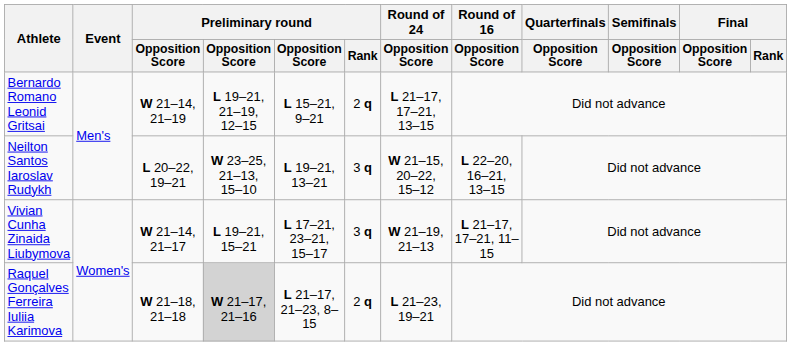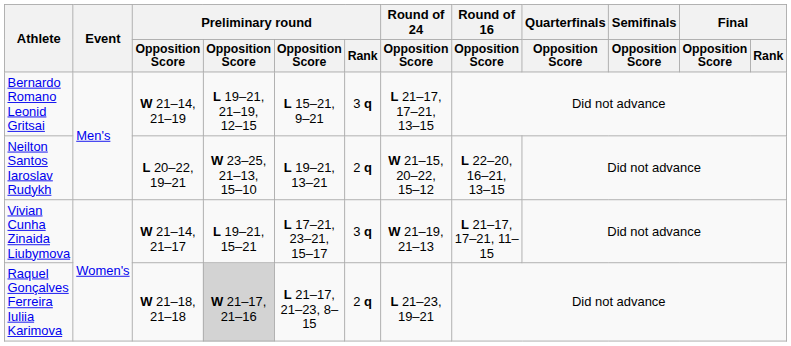(363, 104) 2 q -> (363, 104) 3 q
(363, 168) 3 q -> (363, 168) 2 q
